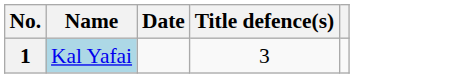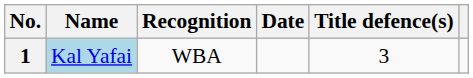+ column: (197, 21)
